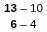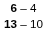rows swapped: (24, 24) <-> (24, 8)
